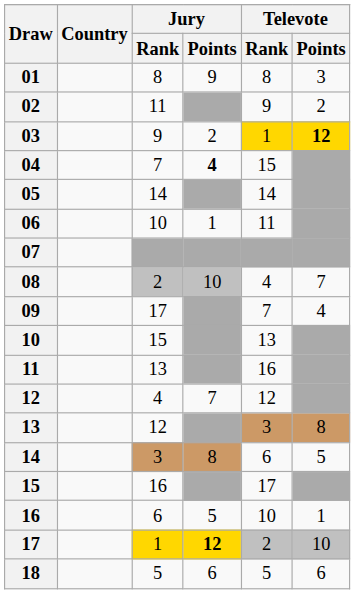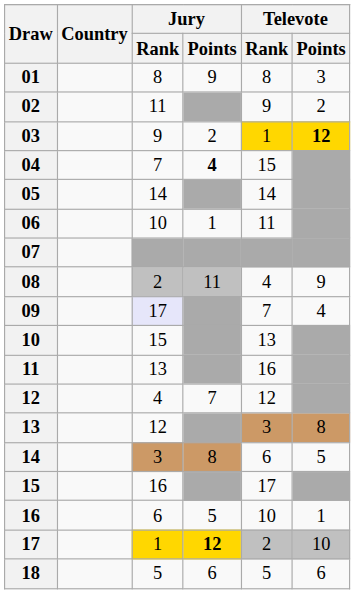(212, 281) 10 -> (212, 281) 11
(321, 281) 7 -> (321, 281) 9
(158, 310) no background -> (158, 310) lavender background
